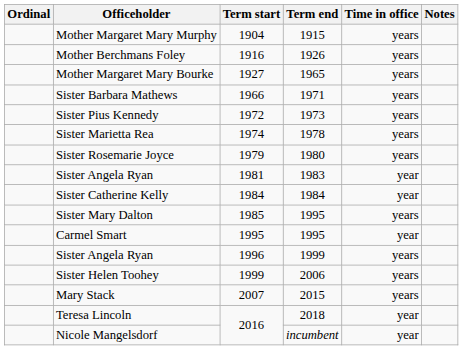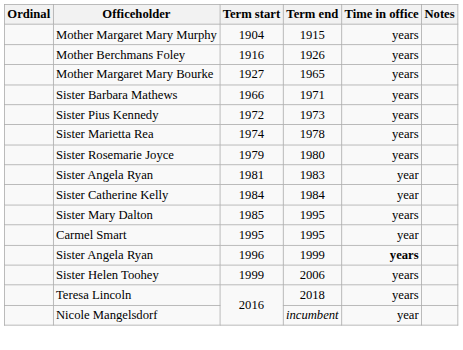(405, 255) normal -> (404, 255) bold
- row: (85, 295)
(408, 315) year -> (405, 295) years
